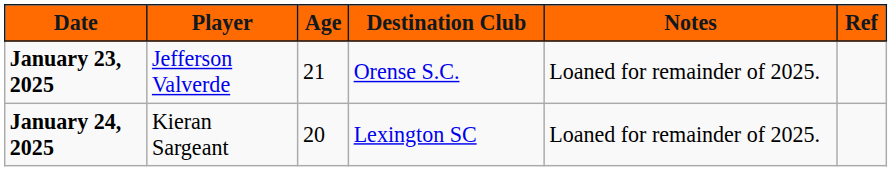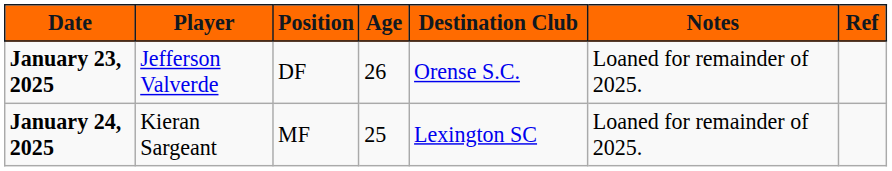+ column: (316, 22)
(314, 72) 21 -> (375, 72) 26
(314, 134) 20 -> (375, 134) 25
